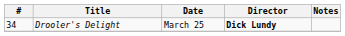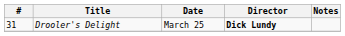(11, 25) 34 -> (11, 25) 31
